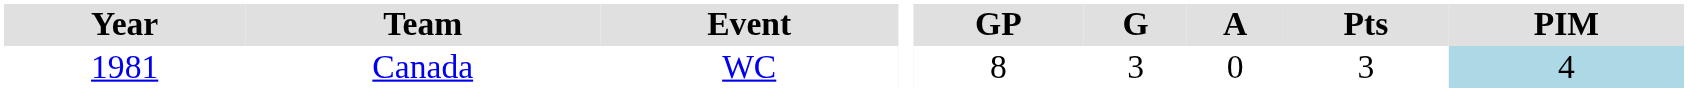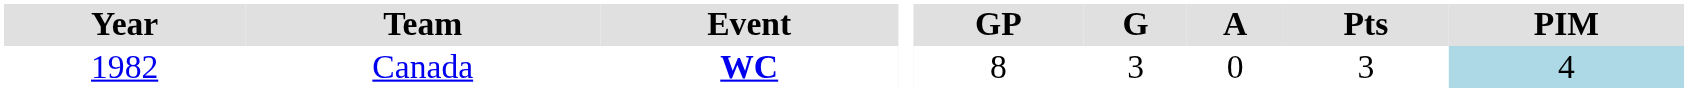(125, 66) 1981 -> (125, 66) 1982
(749, 66) normal -> (749, 66) bold
